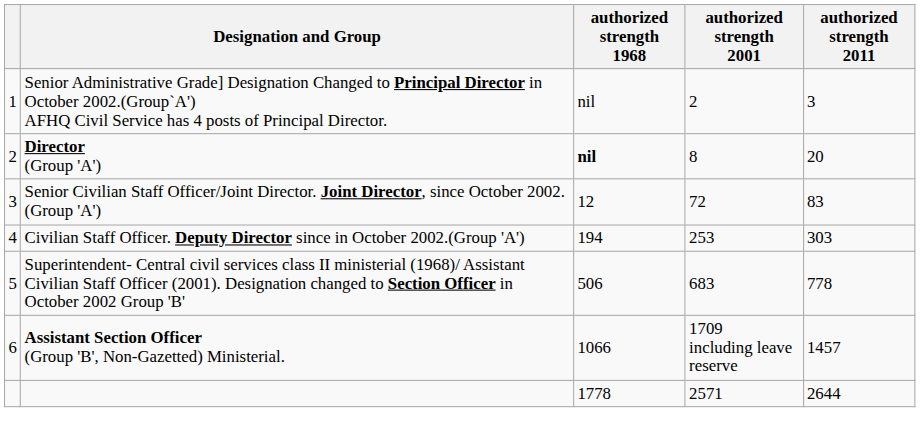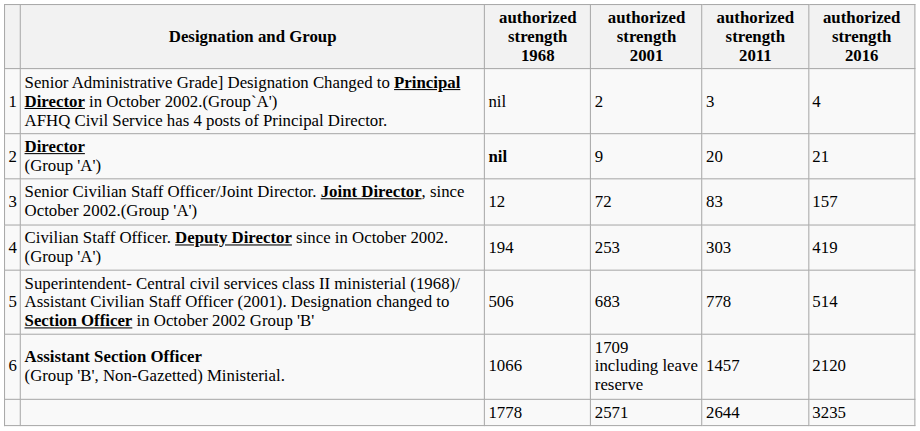+ column: (862, 36)
(693, 156) 8 -> (599, 156) 9
